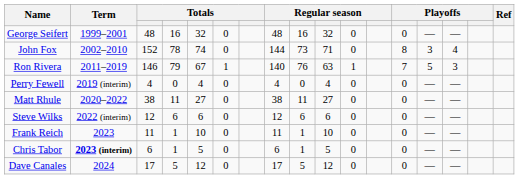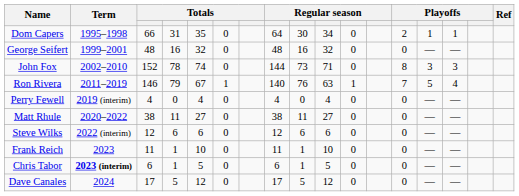+ row: (37, 34)
(455, 50) 4 -> (455, 67) 3
(455, 67) 3 -> (455, 83) 4
